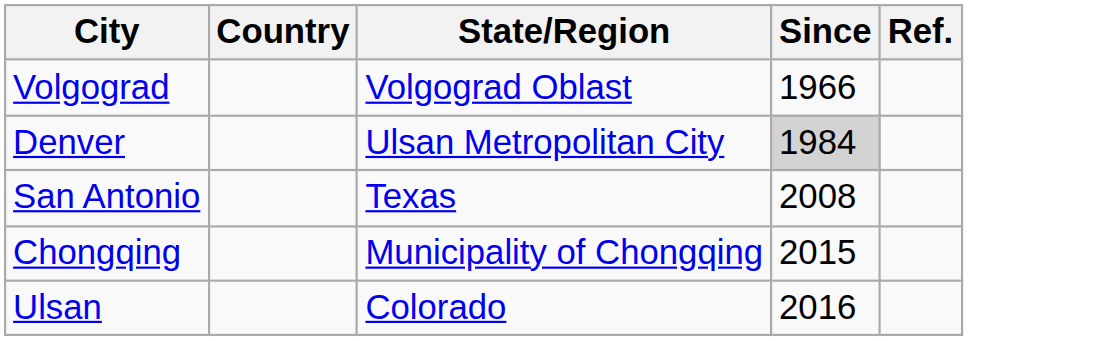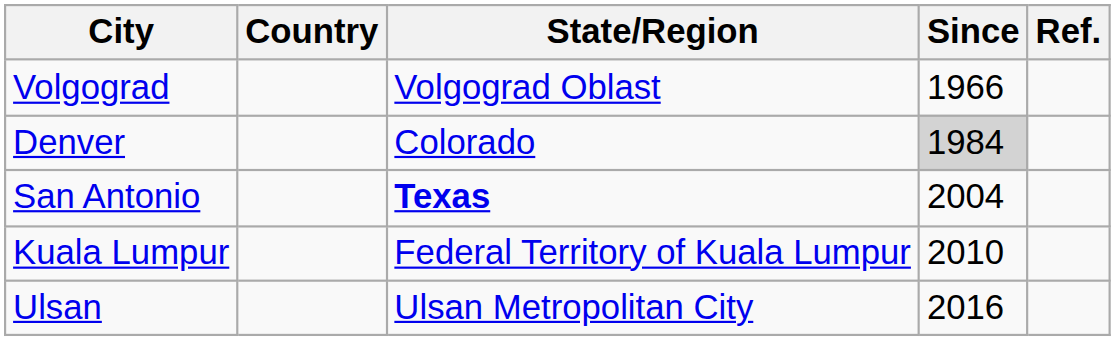(545, 142) Ulsan Metropolitan City -> (465, 142) Colorado
(411, 197) normal -> (442, 197) bold
(818, 197) 2008 -> (966, 197) 2004
+ row: (121, 252)
- row: (97, 252)
(436, 307) Colorado -> (574, 307) Ulsan Metropolitan City
